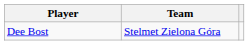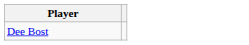- column: (180, 13)
